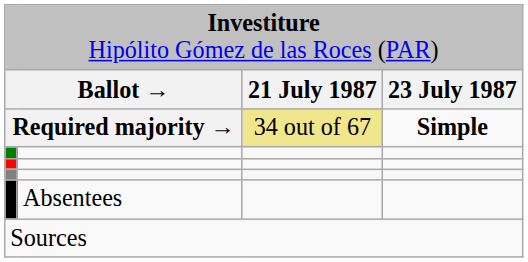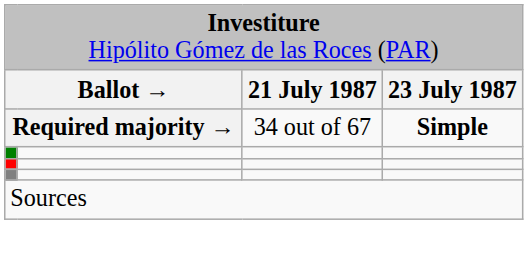(312, 127) khaki background -> (312, 127) no background
- row: (11, 199)
